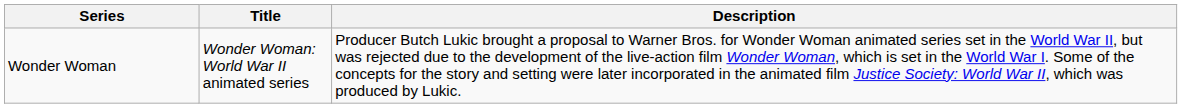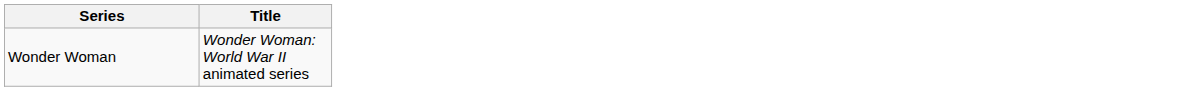- column: (754, 16)
